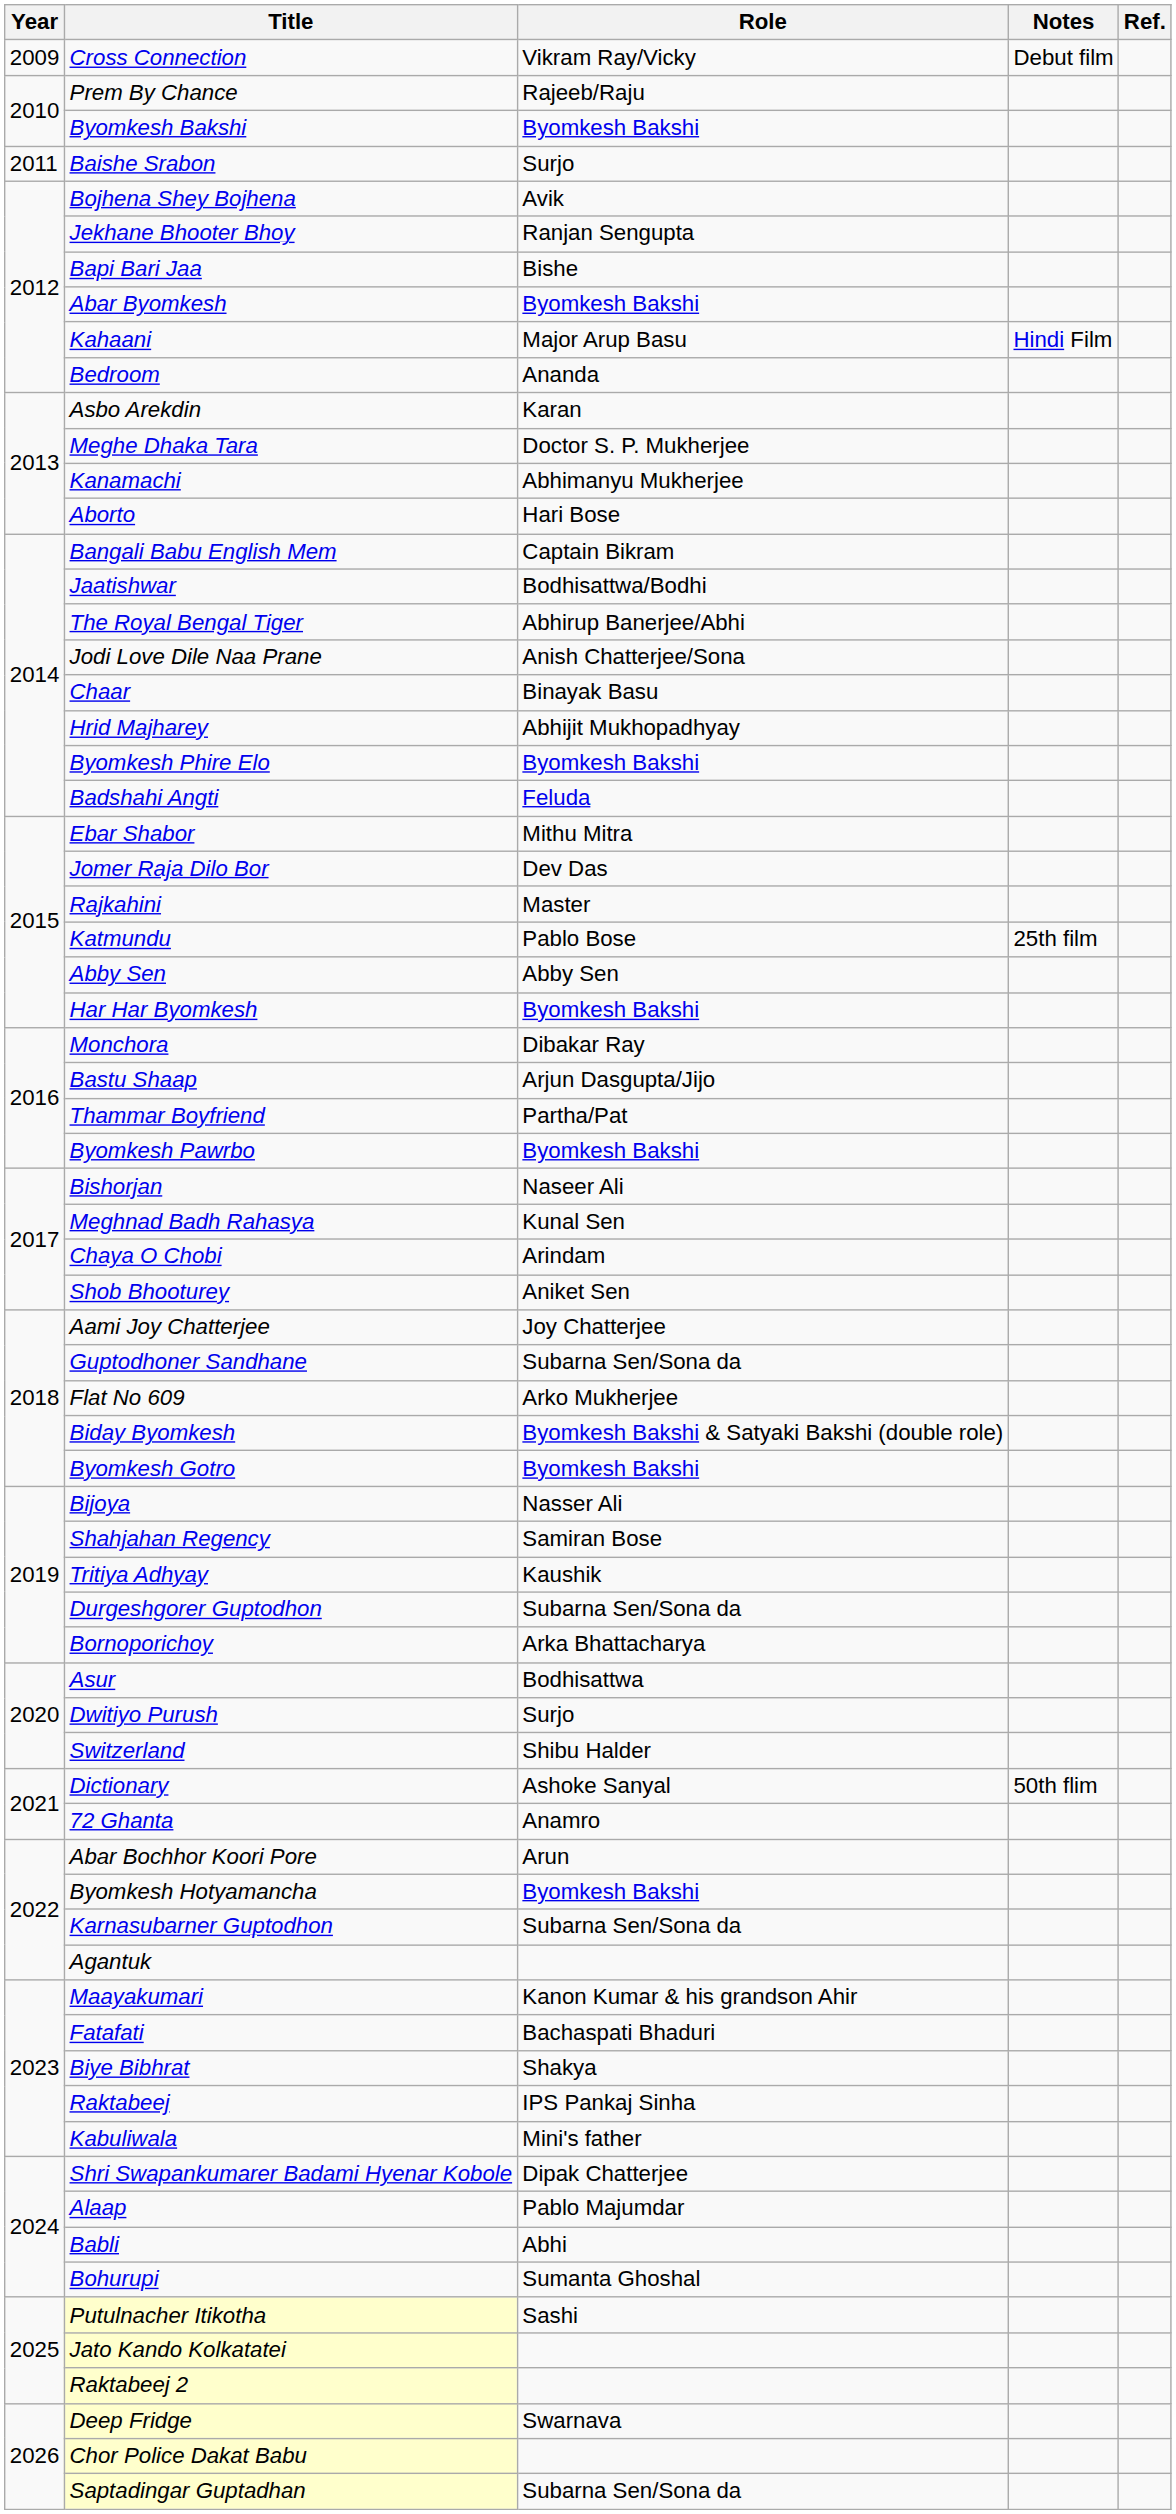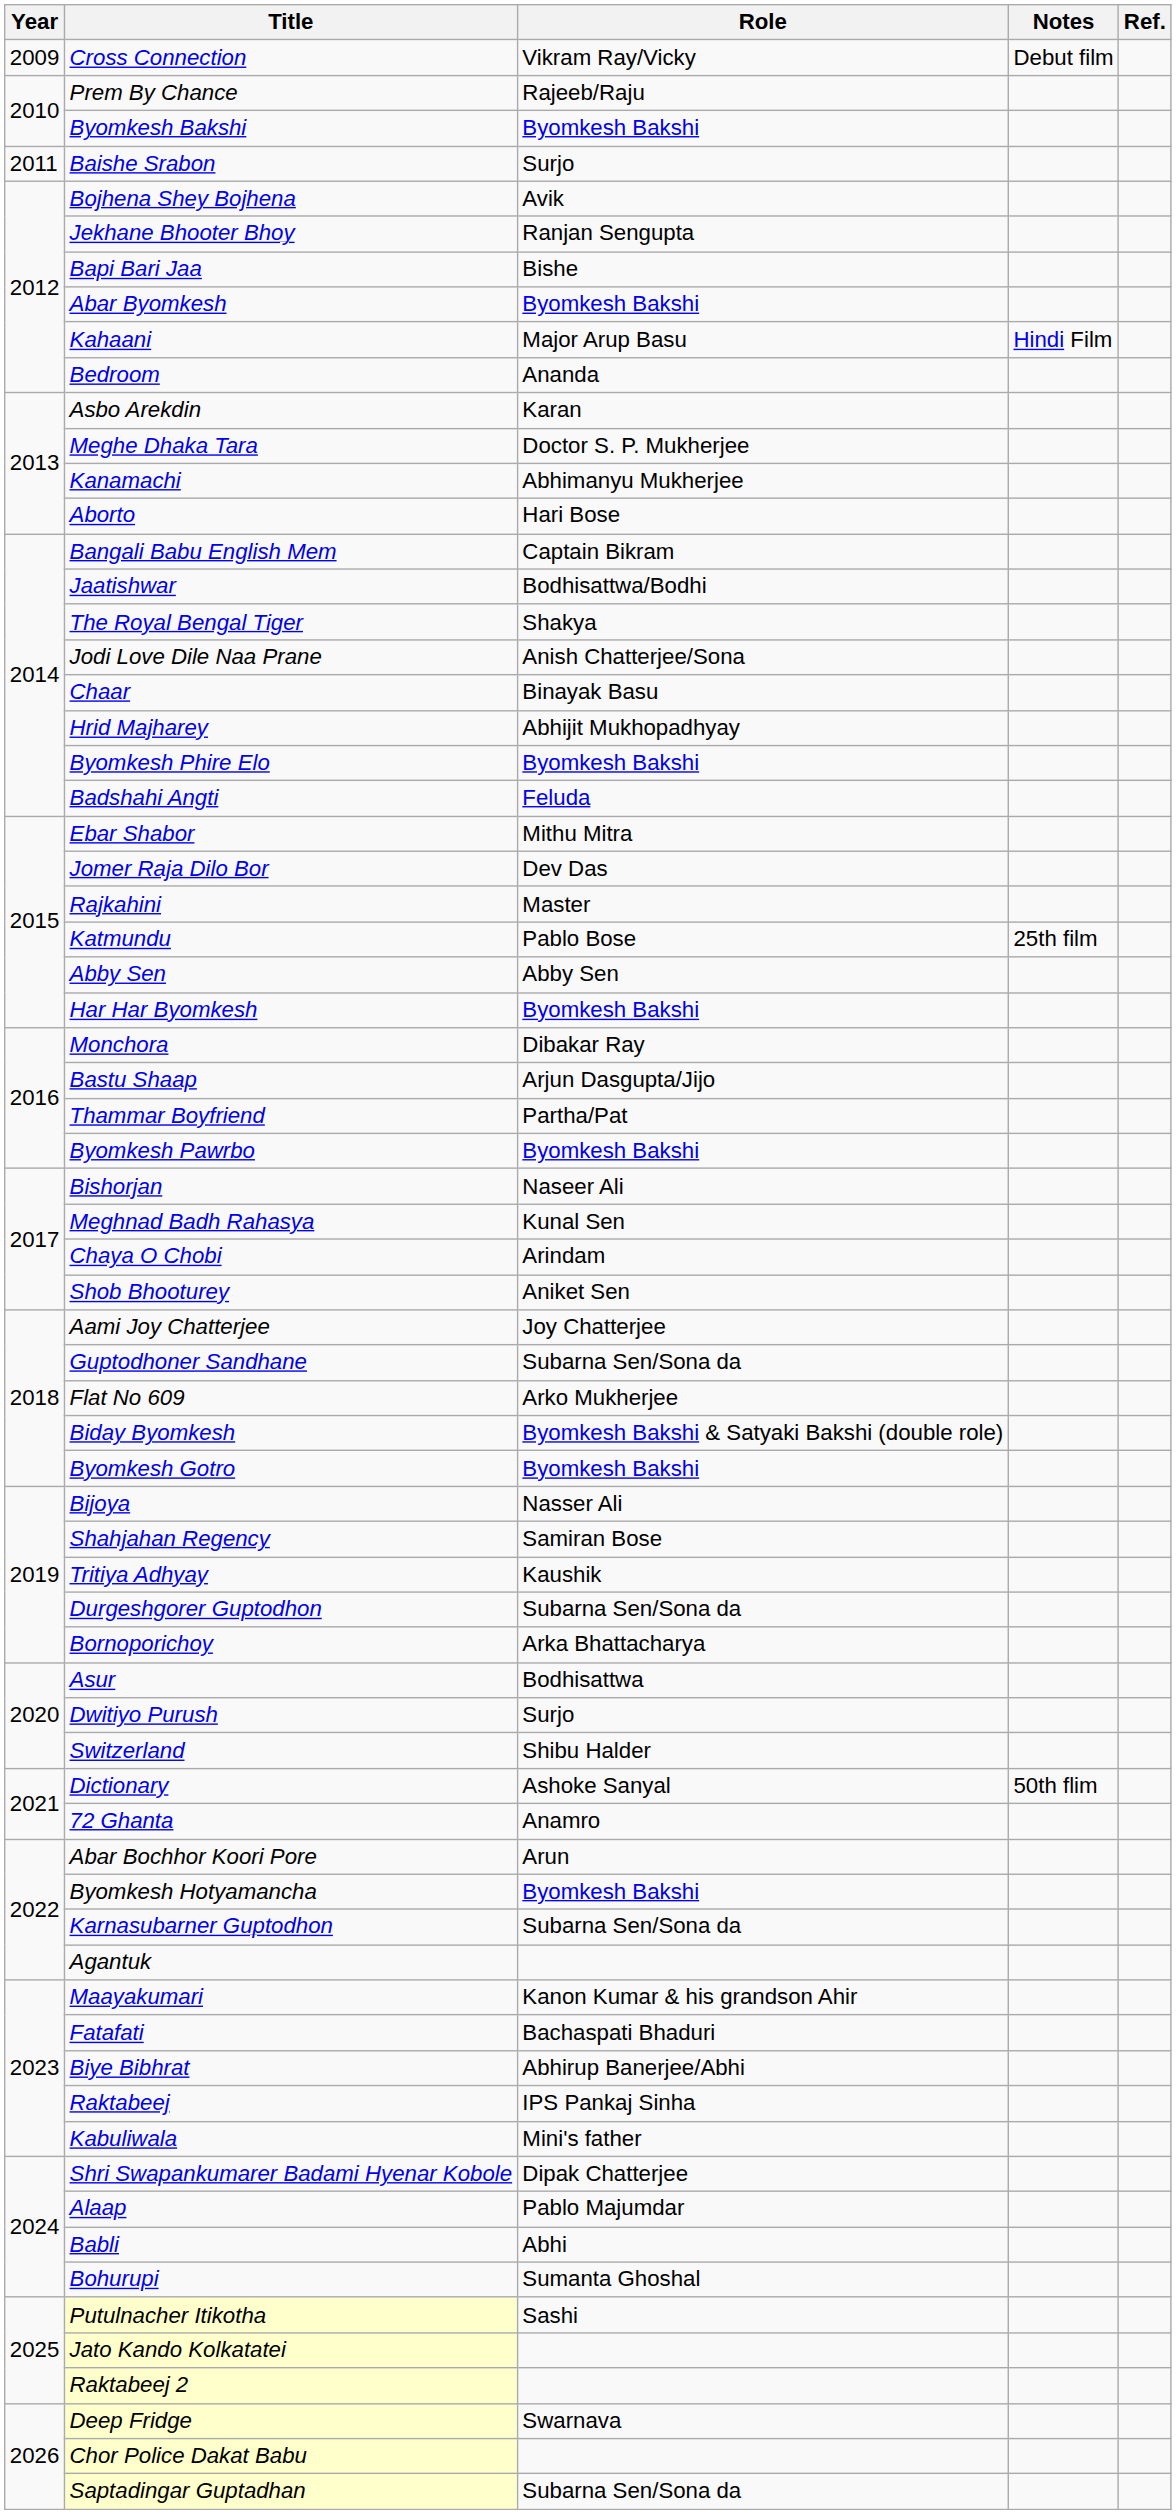(634, 621) Abhirup Banerjee/Abhi -> (559, 621) Shakya
(559, 2067) Shakya -> (634, 2067) Abhirup Banerjee/Abhi
